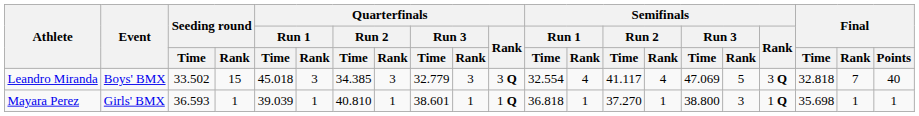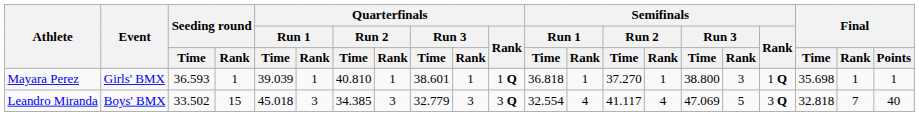rows swapped: (53, 79) <-> (43, 101)
